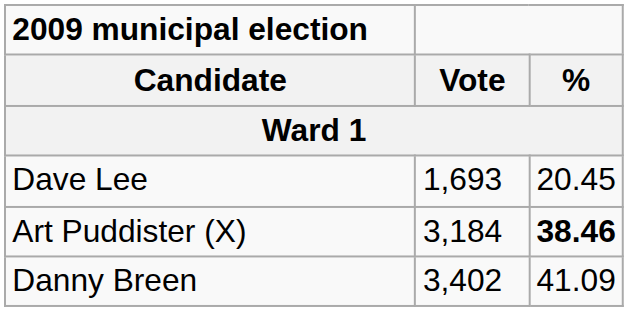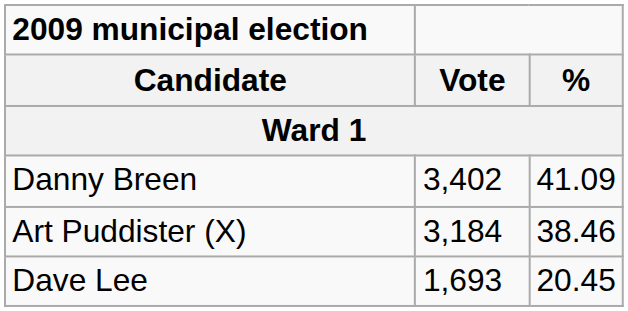rows swapped: (105, 280) <-> (80, 180)
(576, 230) bold -> (576, 230) normal
